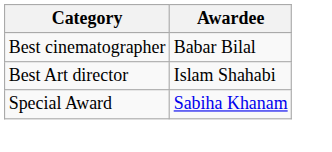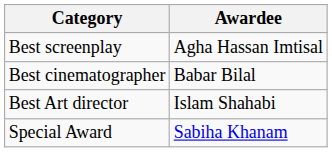+ row: (65, 47)
